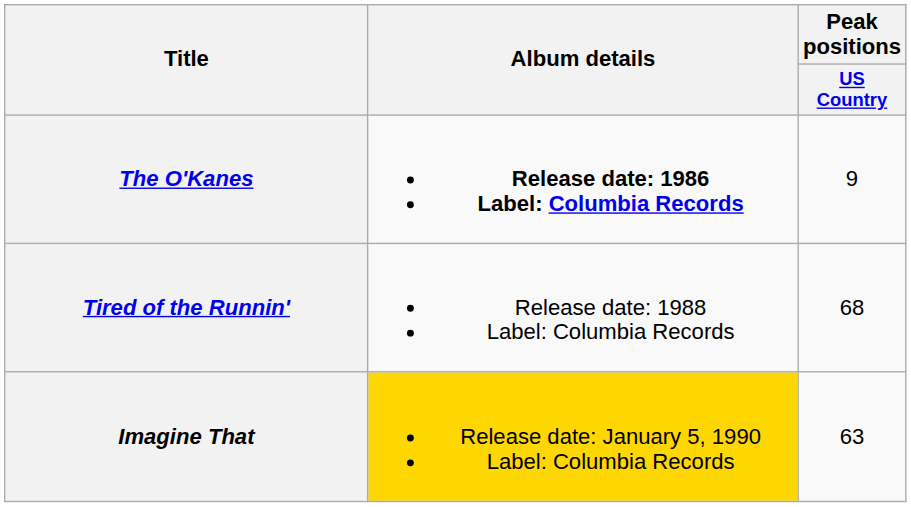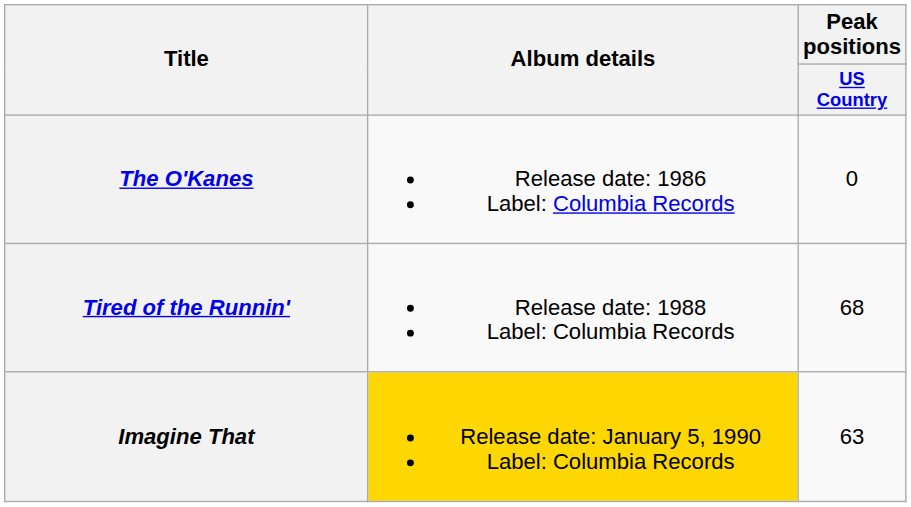(583, 192) bold -> (583, 192) normal
(852, 178) 9 -> (852, 178) 0
